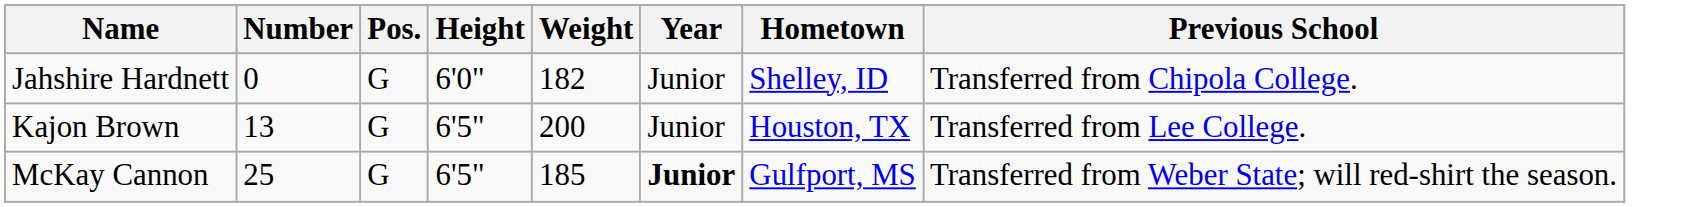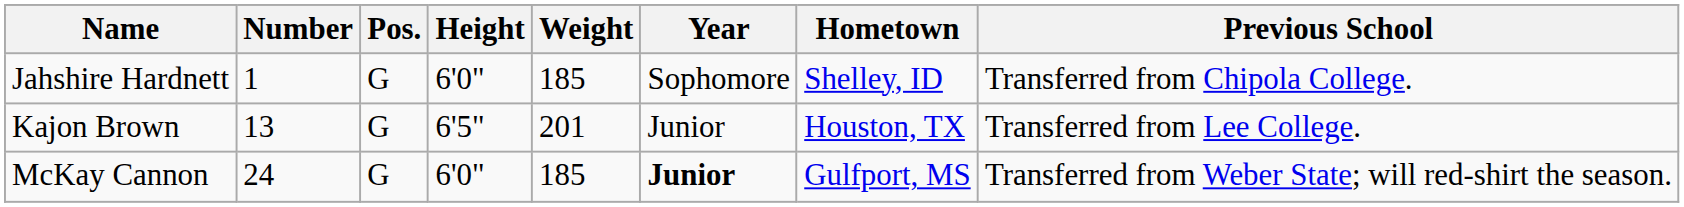(251, 77) 0 -> (251, 77) 1
(562, 77) 182 -> (562, 77) 185
(686, 77) Junior -> (719, 77) Sophomore
(562, 126) 200 -> (562, 126) 201
(259, 175) 25 -> (259, 175) 24
(460, 175) 6'5" -> (460, 175) 6'0"
